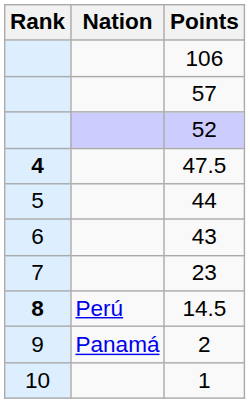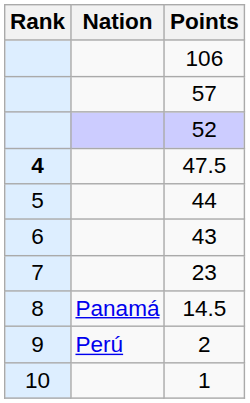(37, 308) bold -> (37, 308) normal
(99, 308) Perú -> (117, 308) Panamá
(117, 344) Panamá -> (99, 344) Perú
